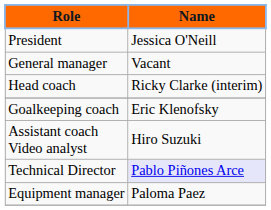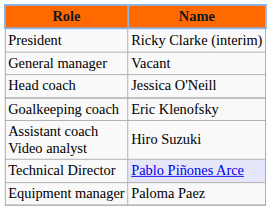(174, 40) Jessica O'Neill -> (197, 40) Ricky Clarke (interim)
(197, 86) Ricky Clarke (interim) -> (174, 86) Jessica O'Neill
